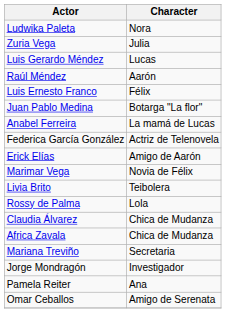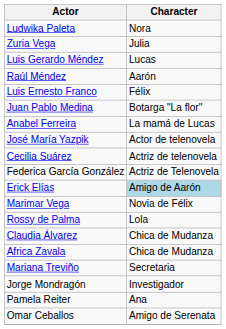+ row: (48, 140)
+ row: (39, 156)
(165, 156) no background -> (165, 188) lightblue background
- row: (29, 188)
